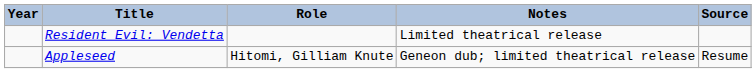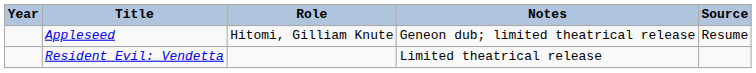rows swapped: (80, 57) <-> (134, 36)
